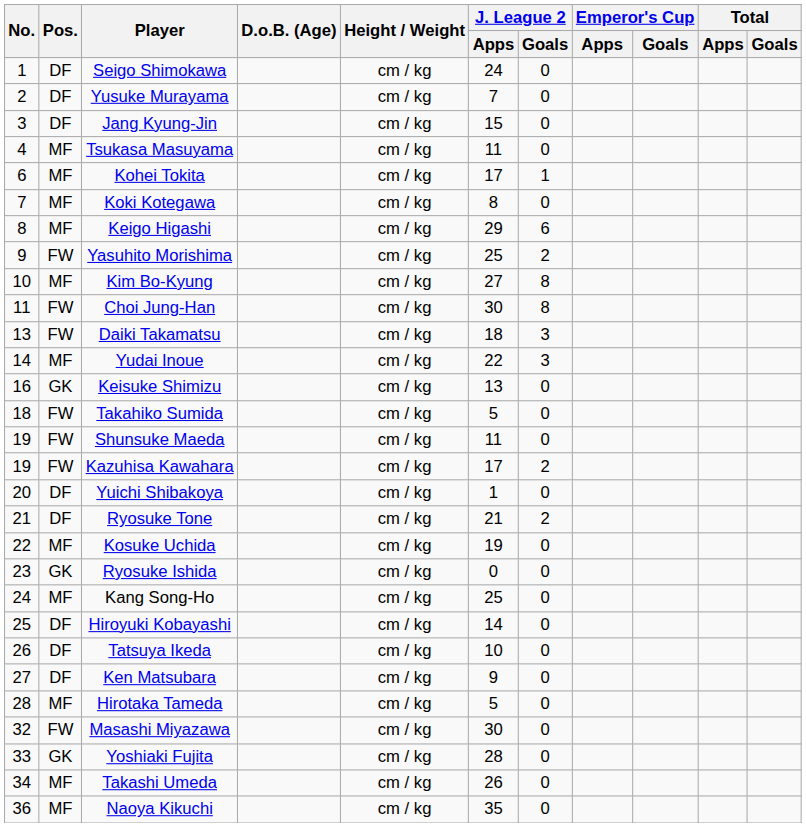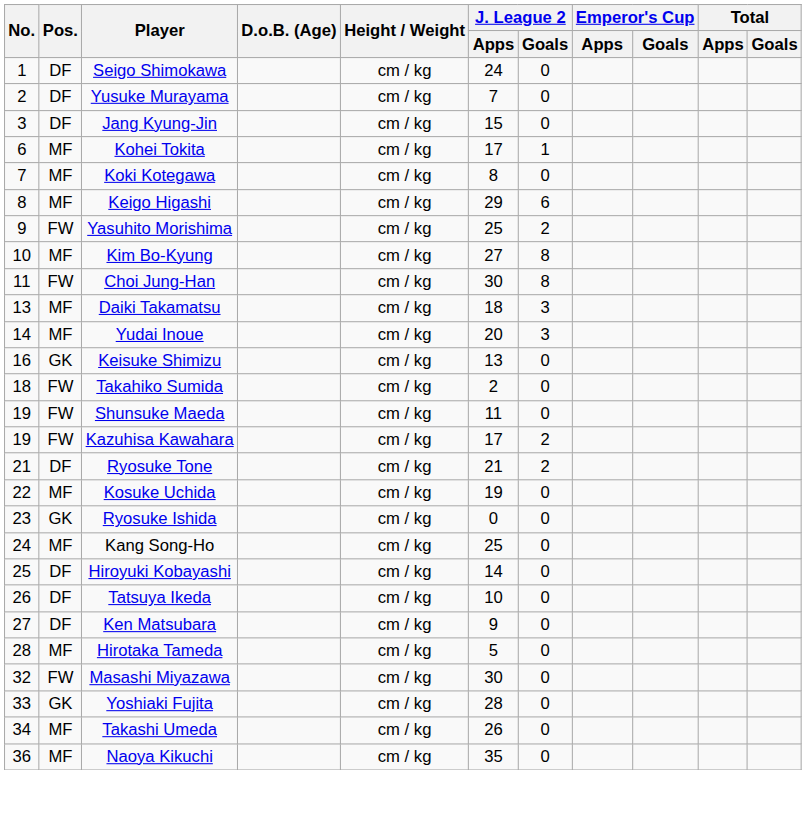- row: (160, 149)
(60, 334) FW -> (60, 307) MF
(493, 360) 22 -> (493, 334) 20
(493, 413) 5 -> (493, 387) 2
- row: (160, 492)
